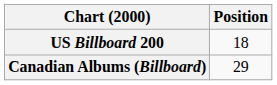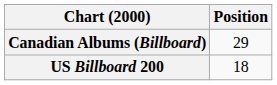rows swapped: (107, 67) <-> (107, 42)
